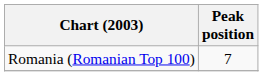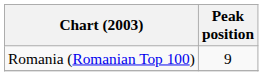(228, 58) 7 -> (228, 58) 9
